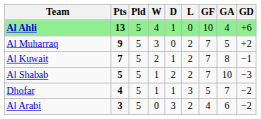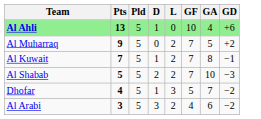- column: (156, 12)
